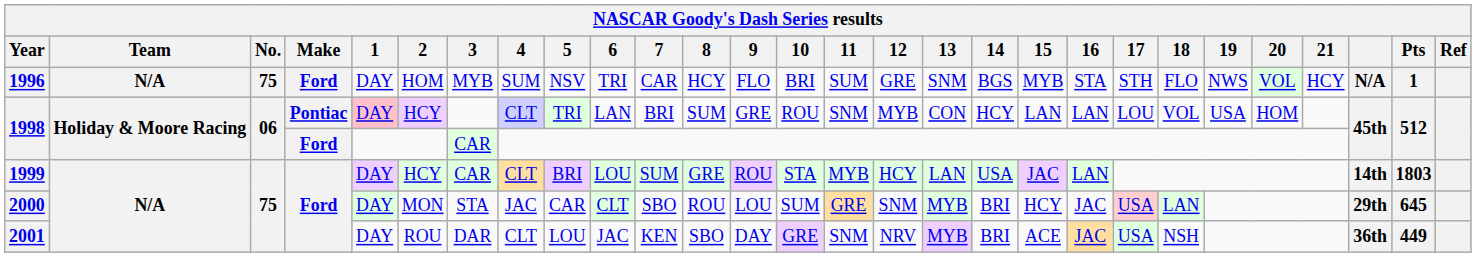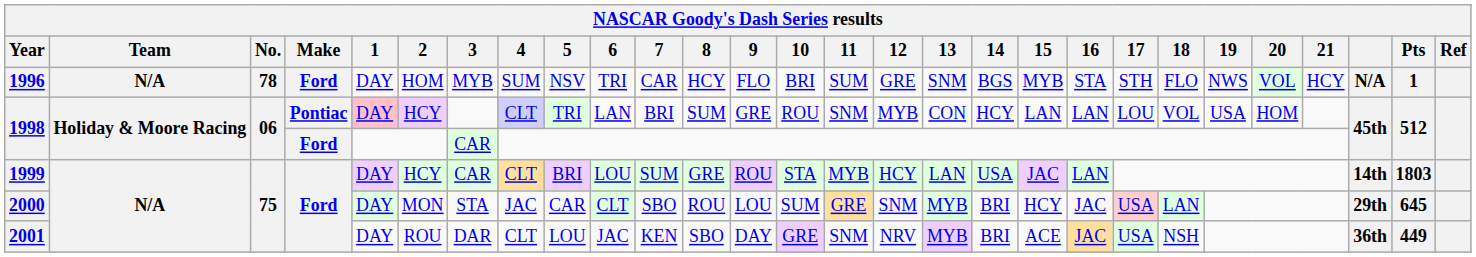(268, 81) 75 -> (268, 81) 78
